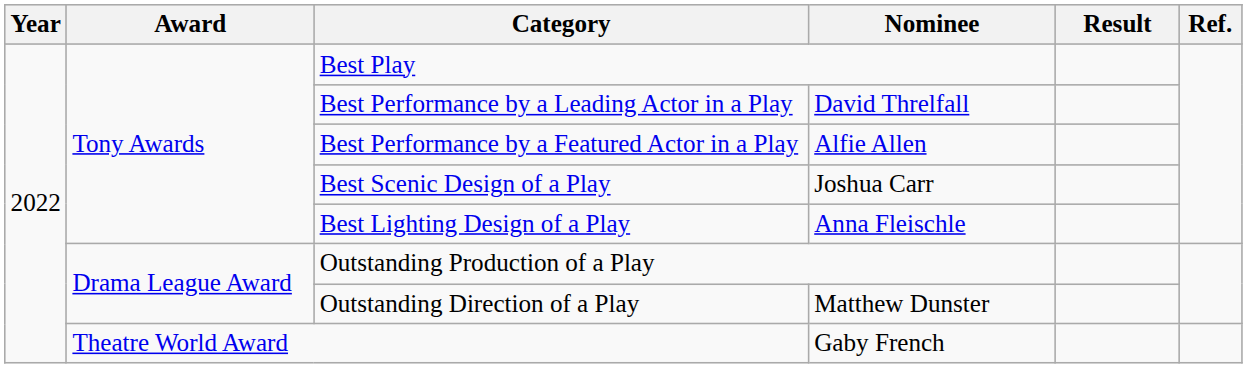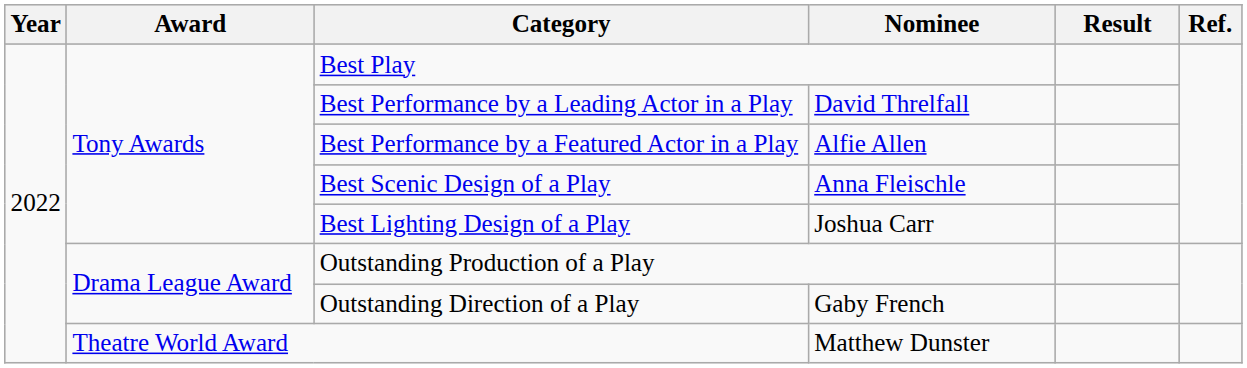(874, 183) Joshua Carr -> (890, 183) Anna Fleischle
(890, 223) Anna Fleischle -> (874, 223) Joshua Carr
(902, 303) Matthew Dunster -> (879, 303) Gaby French
(879, 343) Gaby French -> (902, 343) Matthew Dunster
